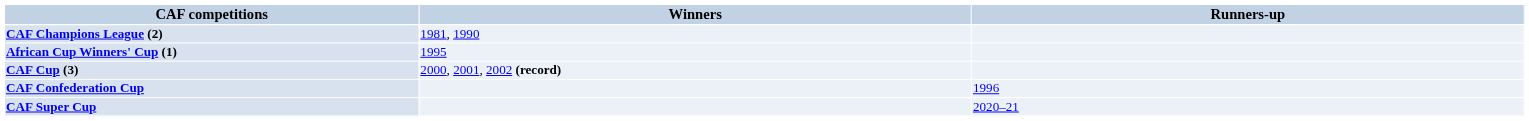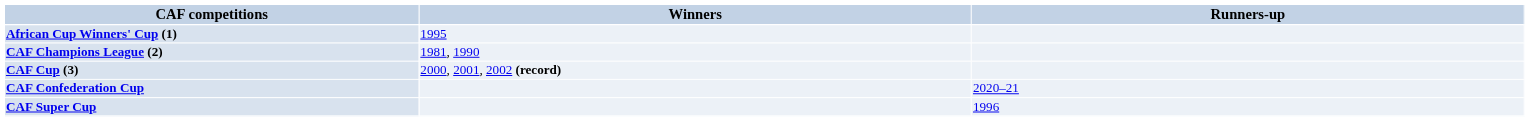rows swapped: (84, 33) <-> (91, 52)
(986, 88) 1996 -> (996, 88) 2020–21
(996, 106) 2020–21 -> (986, 106) 1996
